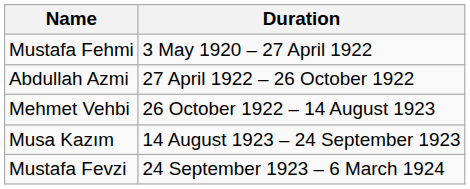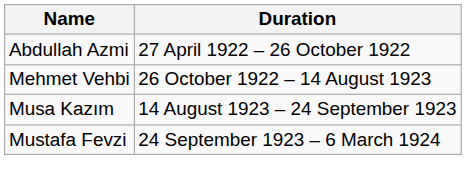- row: (71, 49)
